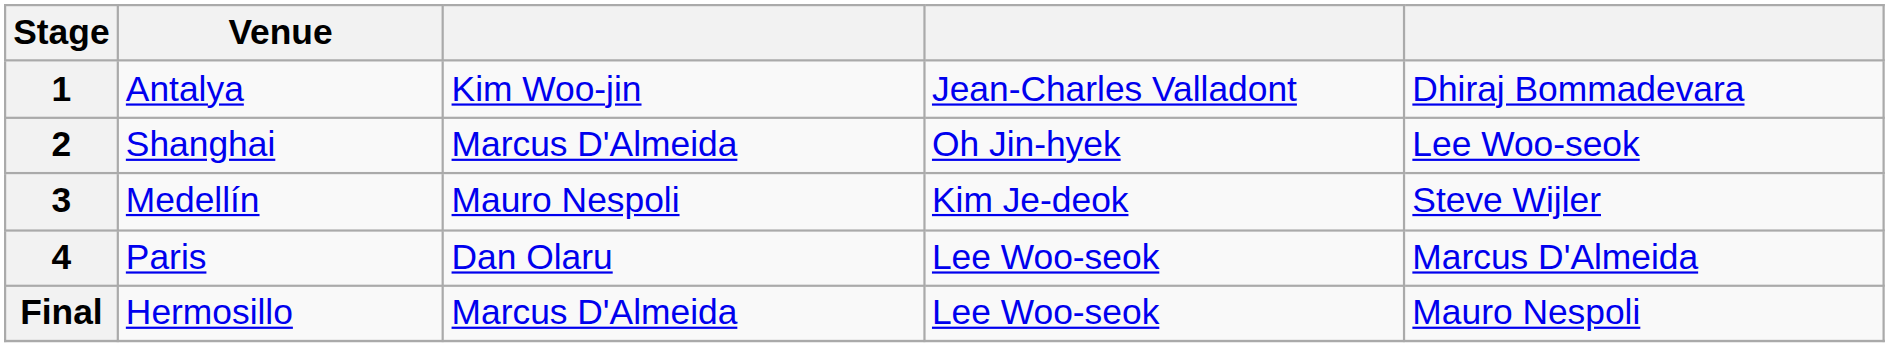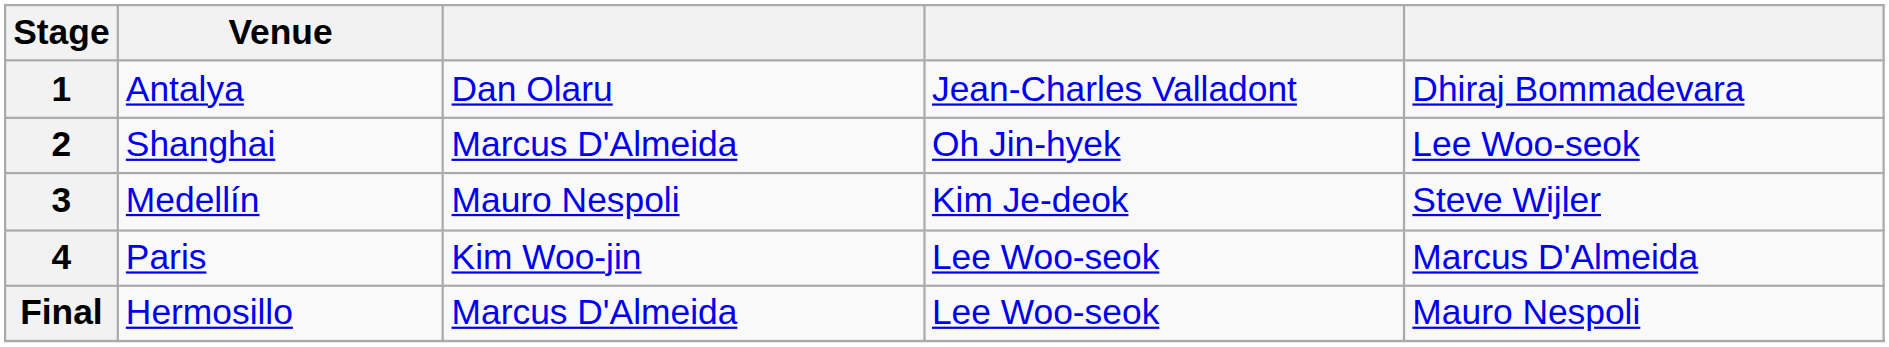(547, 88) Kim Woo-jin -> (532, 88) Dan Olaru
(532, 256) Dan Olaru -> (547, 256) Kim Woo-jin
